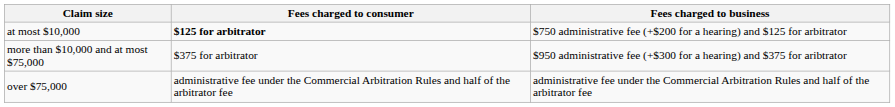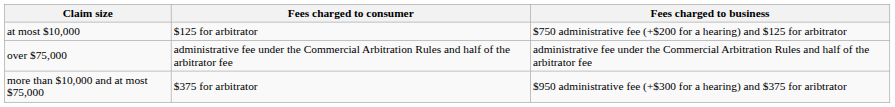(220, 31) bold -> (216, 31) normal
rows swapped: (77, 55) <-> (37, 86)
